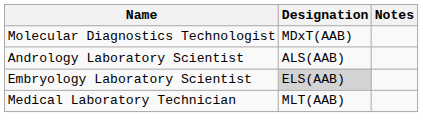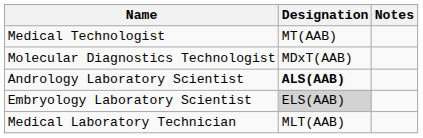+ row: (86, 37)
(313, 58) normal -> (313, 79) bold
